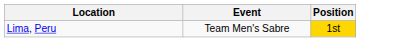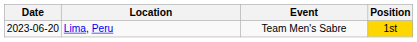+ column: (33, 12)
